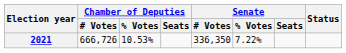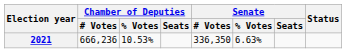(98, 40) 666,726 -> (98, 40) 666,236
(248, 40) 7.22% -> (248, 40) 6.63%
